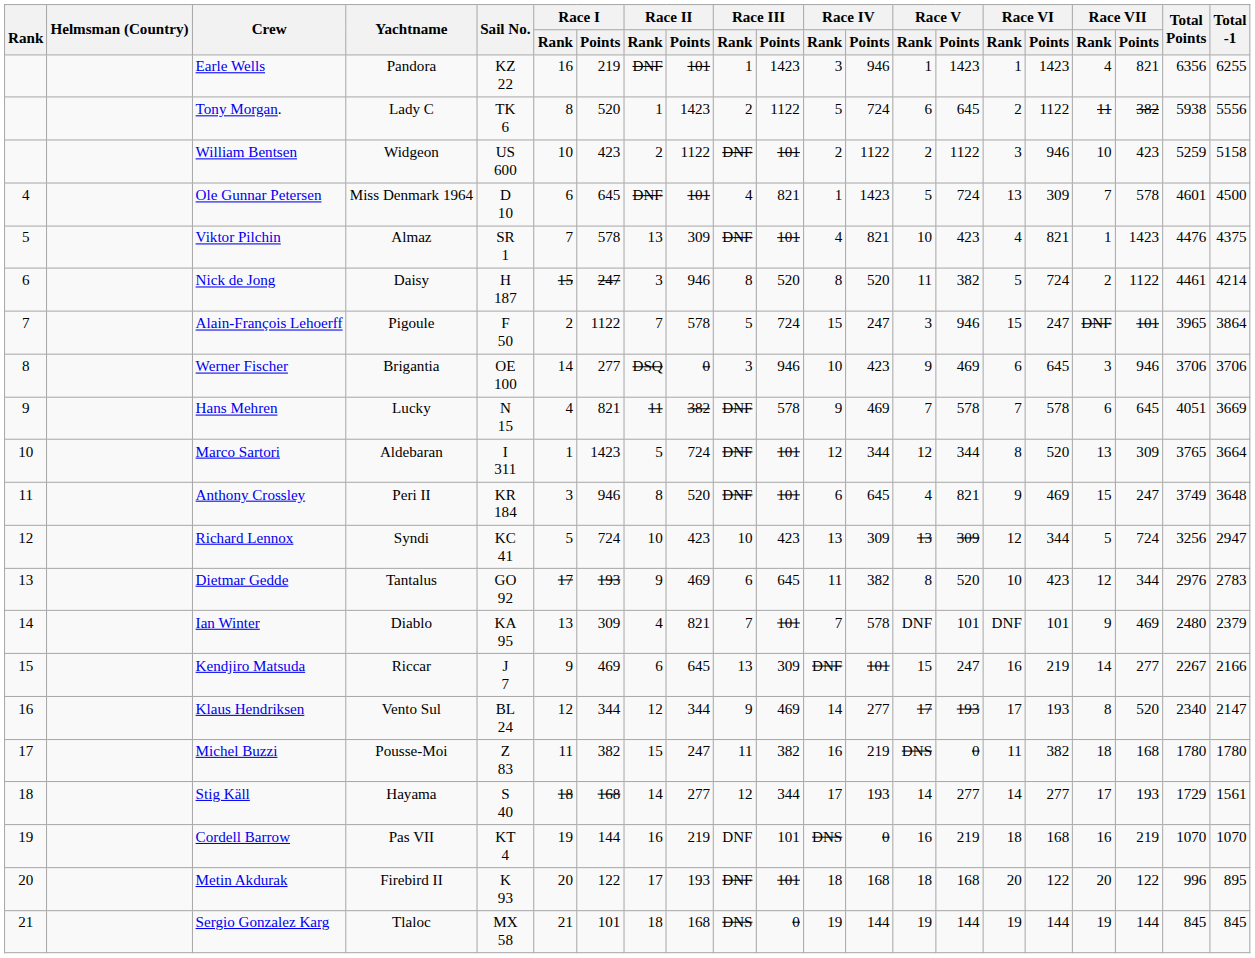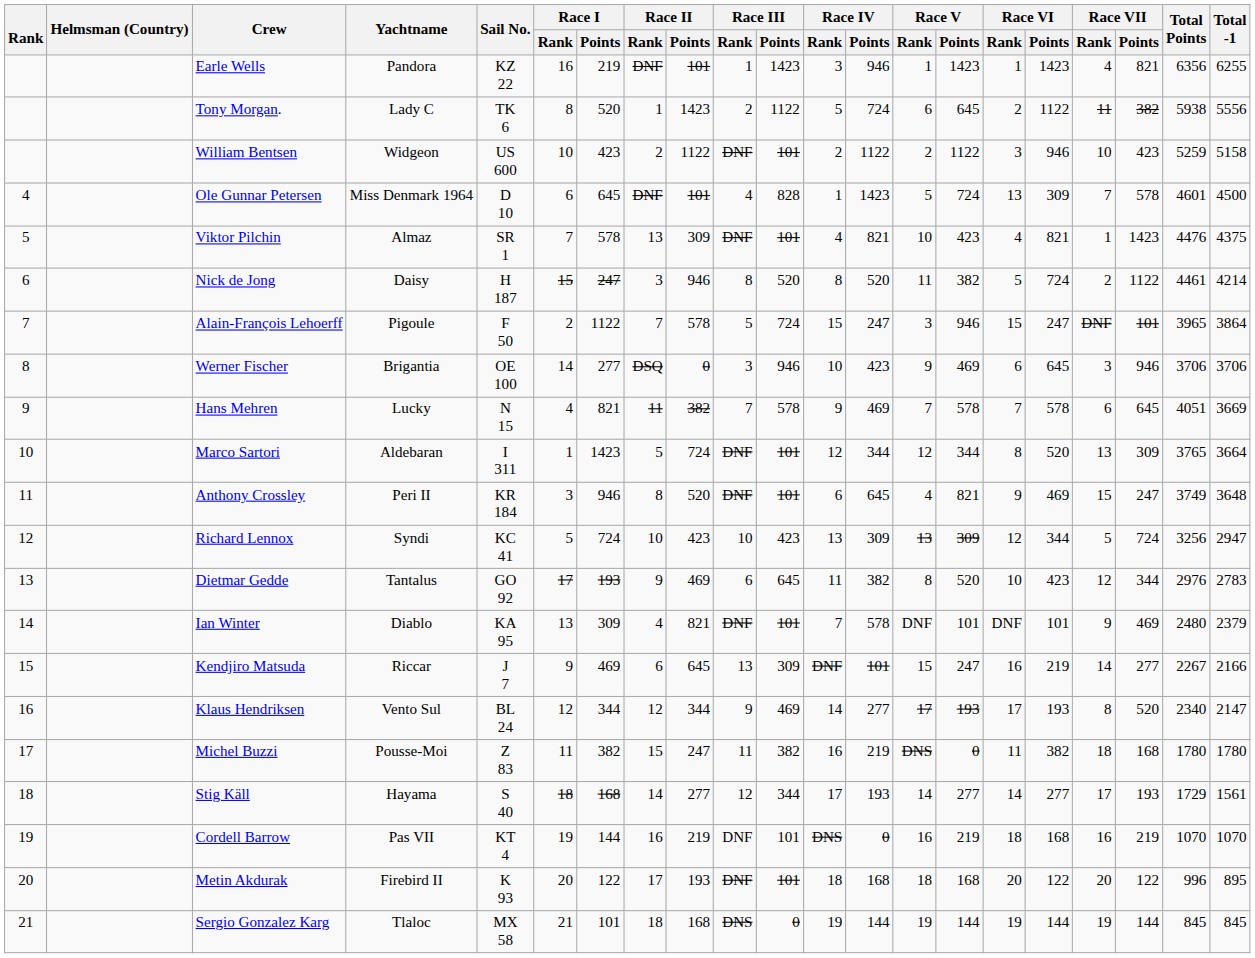(789, 195) 821 -> (789, 195) 828
(737, 409) DNF -> (749, 409) 7
(749, 623) 7 -> (737, 623) DNF
